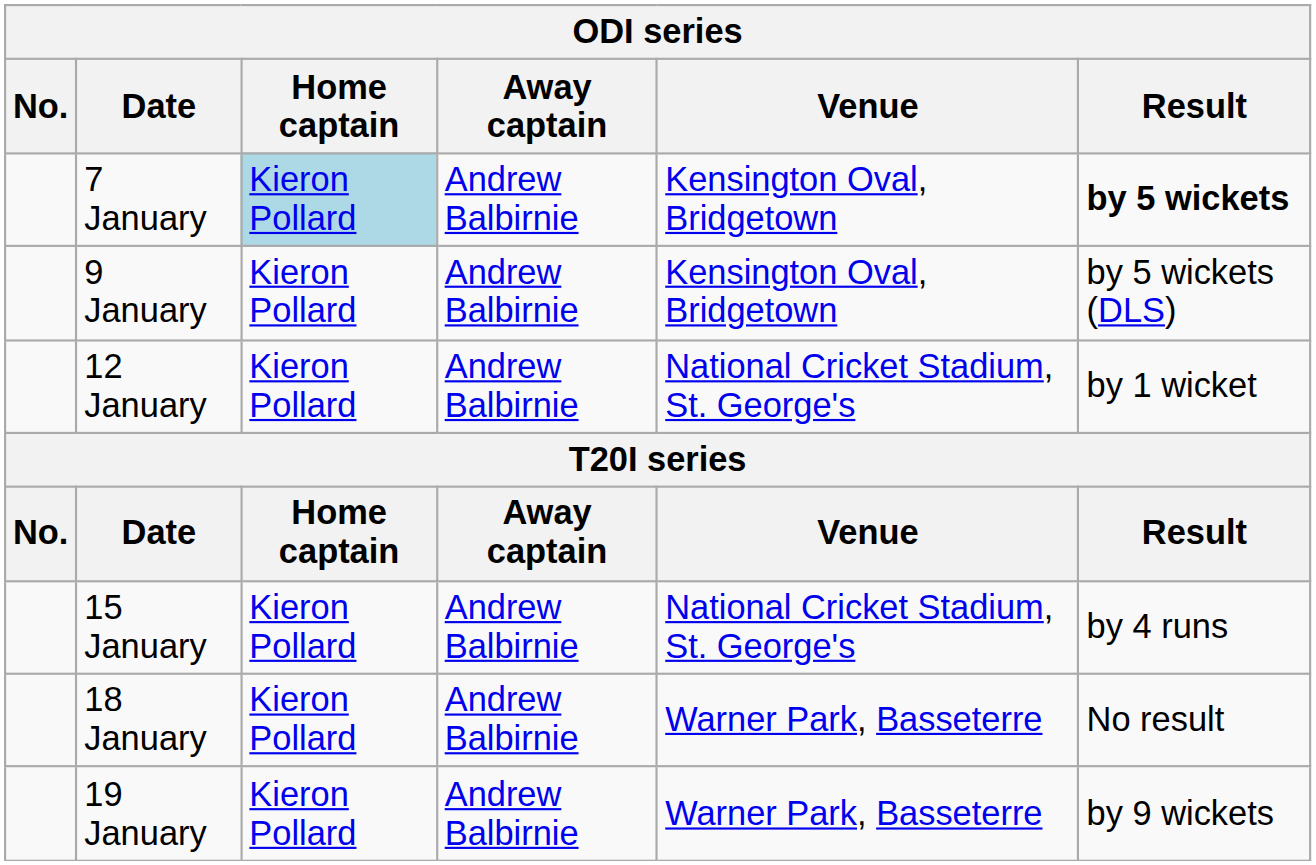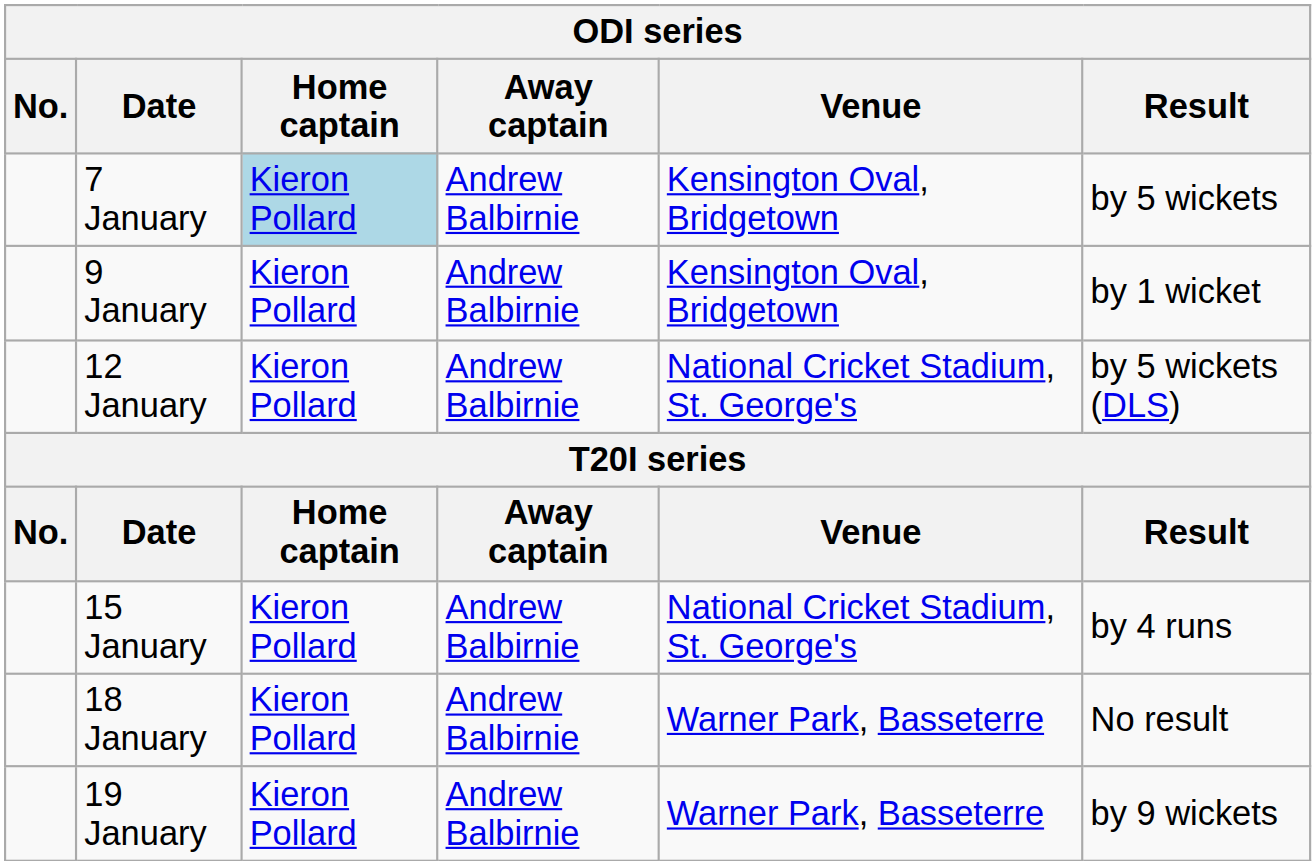(1188, 198) bold -> (1184, 198) normal
(1180, 292) by 5 wickets (DLS) -> (1176, 292) by 1 wicket
(1172, 385) by 1 wicket -> (1184, 385) by 5 wickets (DLS)
